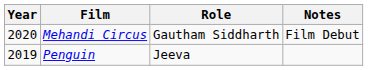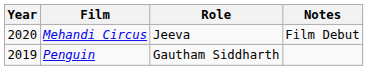(216, 35) Gautham Siddharth -> (172, 35) Jeeva
(172, 55) Jeeva -> (216, 55) Gautham Siddharth
